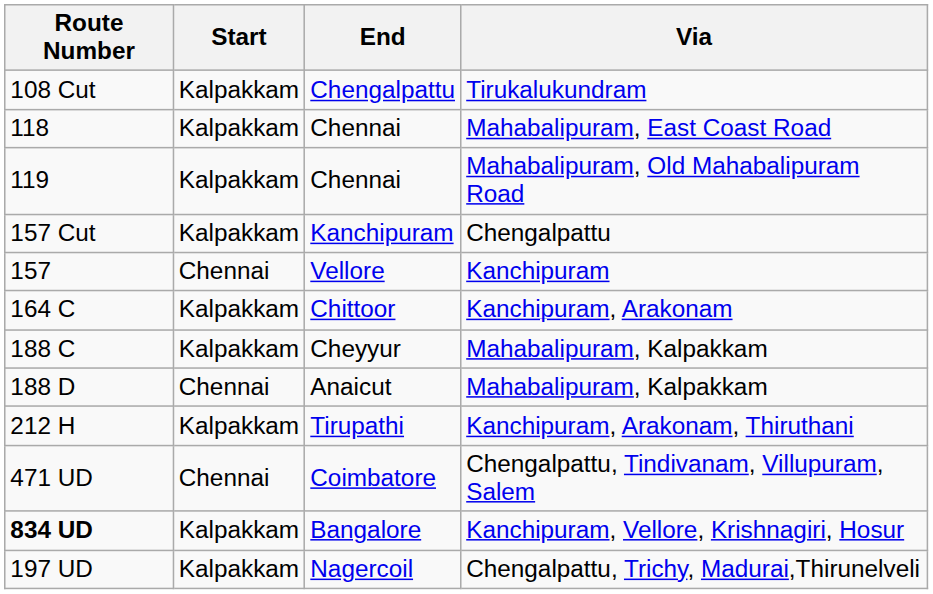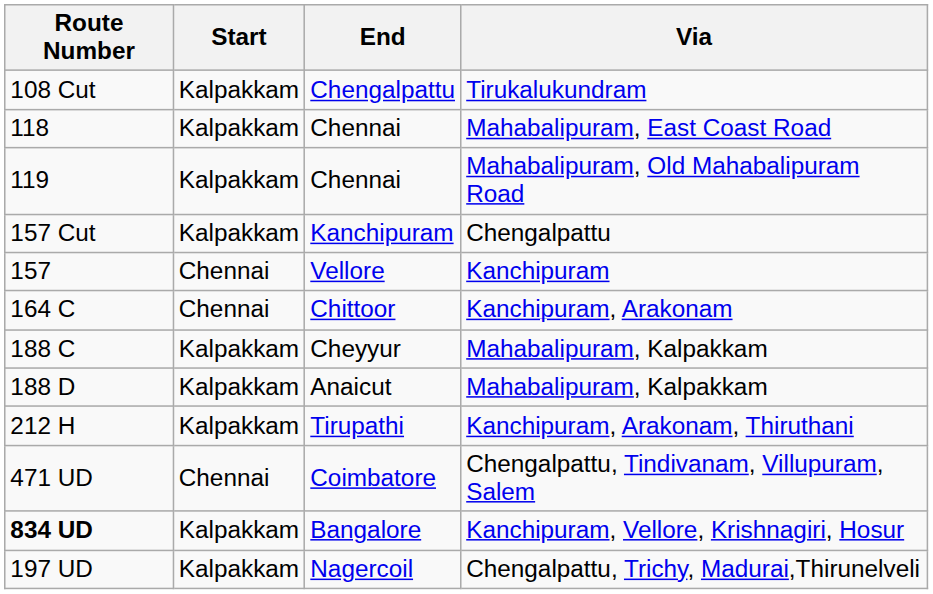(239, 309) Kalpakkam -> (224, 309) Chennai
(224, 387) Chennai -> (239, 387) Kalpakkam
